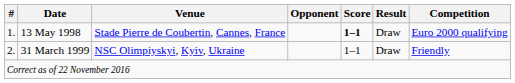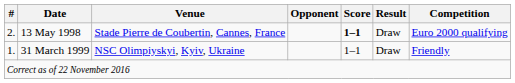(11, 32) 1. -> (11, 32) 2.
(11, 51) 2. -> (11, 51) 1.
